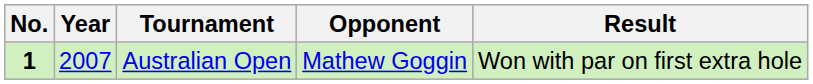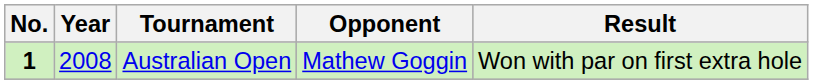(85, 61) 2007 -> (85, 61) 2008
